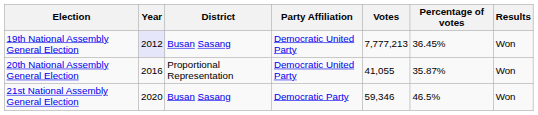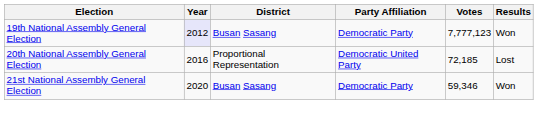- column: (452, 17)
(314, 44) Democratic United Party -> (376, 33) Democratic Party
(386, 44) 7,777,213 -> (469, 33) 7,777,123
(379, 70) 41,055 -> (463, 59) 72,185
(506, 70) Won -> (505, 59) Lost
